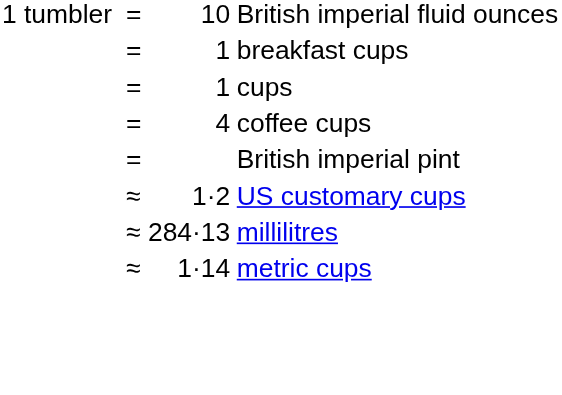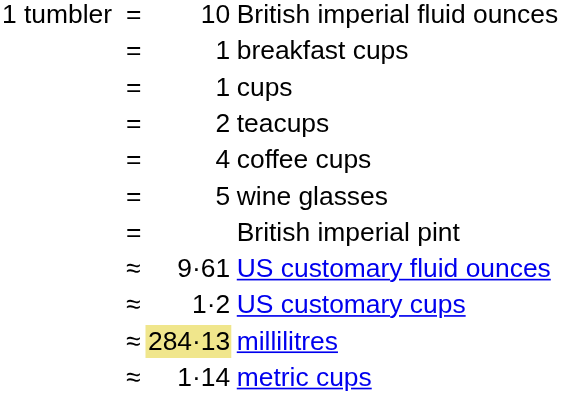+ row: (283, 123)
+ row: (312, 195)
+ row: (394, 268)
(189, 232) no background -> (189, 341) khaki background
